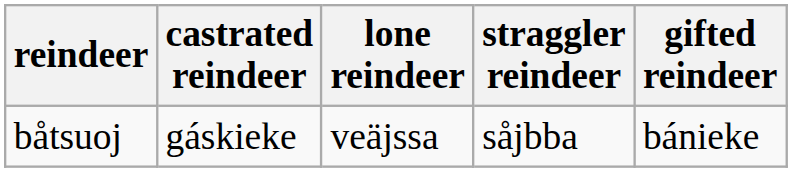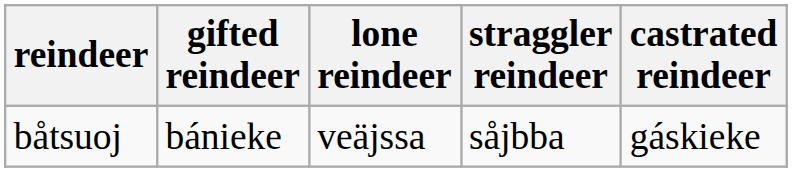columns swapped: (710, 55) <-> (239, 55)
